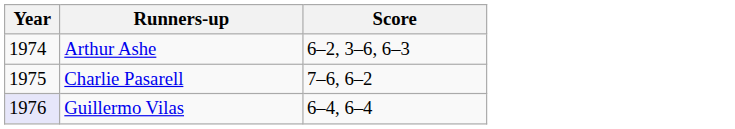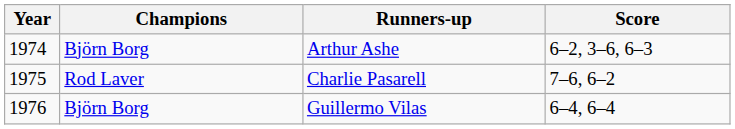+ column: (181, 19)
(28, 108) lavender background -> (28, 108) no background
